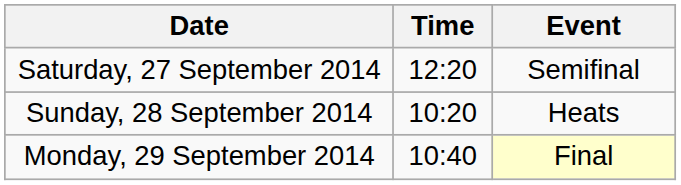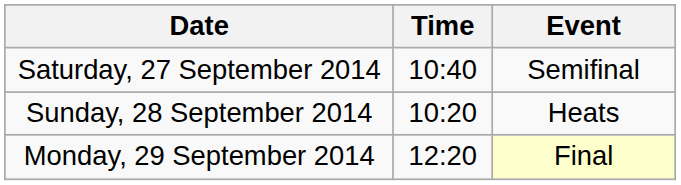(443, 69) 12:20 -> (443, 69) 10:40
(443, 156) 10:40 -> (443, 156) 12:20
